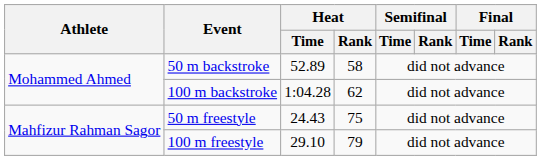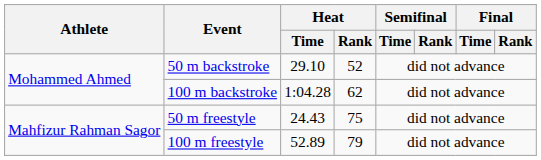(308, 67) 52.89 -> (308, 67) 29.10
(355, 67) 58 -> (355, 67) 52
(308, 143) 29.10 -> (308, 143) 52.89
